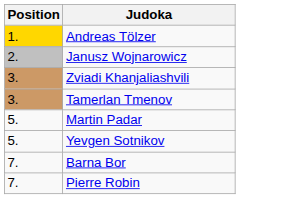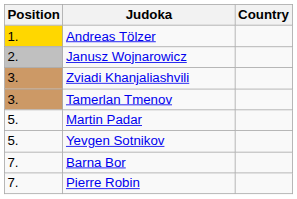+ column: (264, 15)
